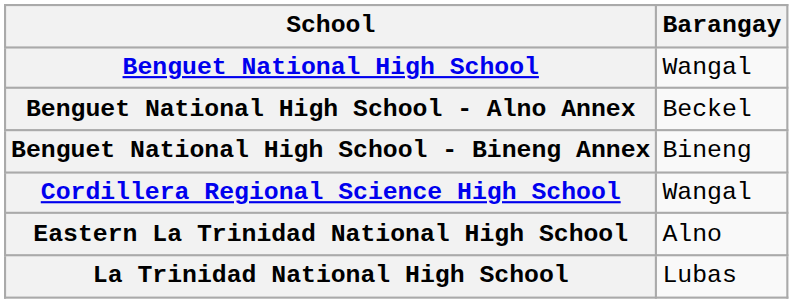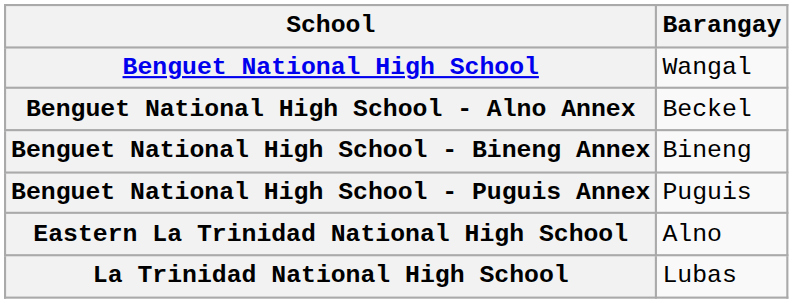+ row: (331, 192)
- row: (331, 192)
